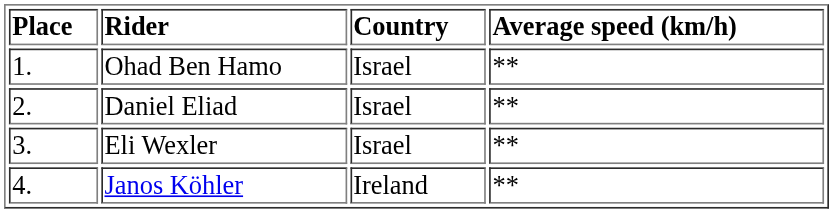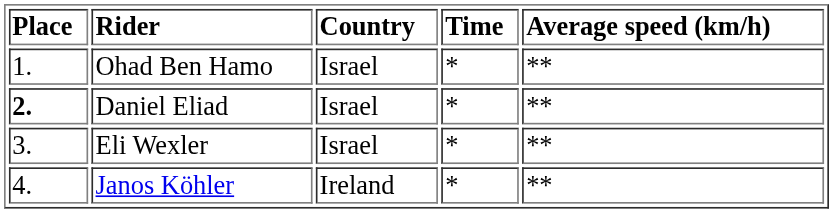+ column: (474, 26)
(22, 105) normal -> (22, 105) bold
